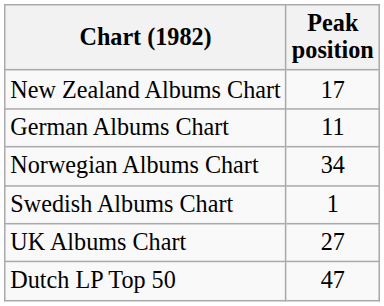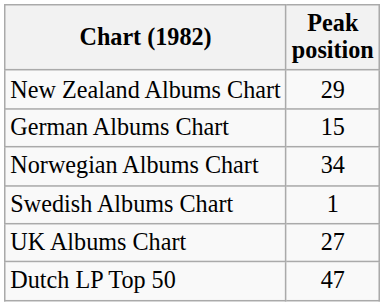(333, 89) 17 -> (333, 89) 29
(333, 127) 11 -> (333, 127) 15
